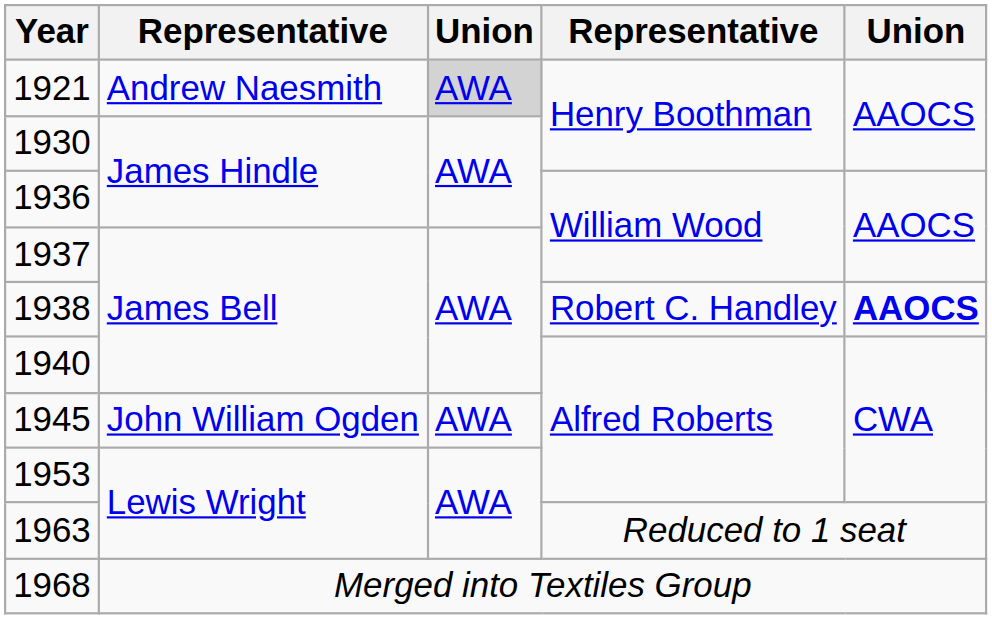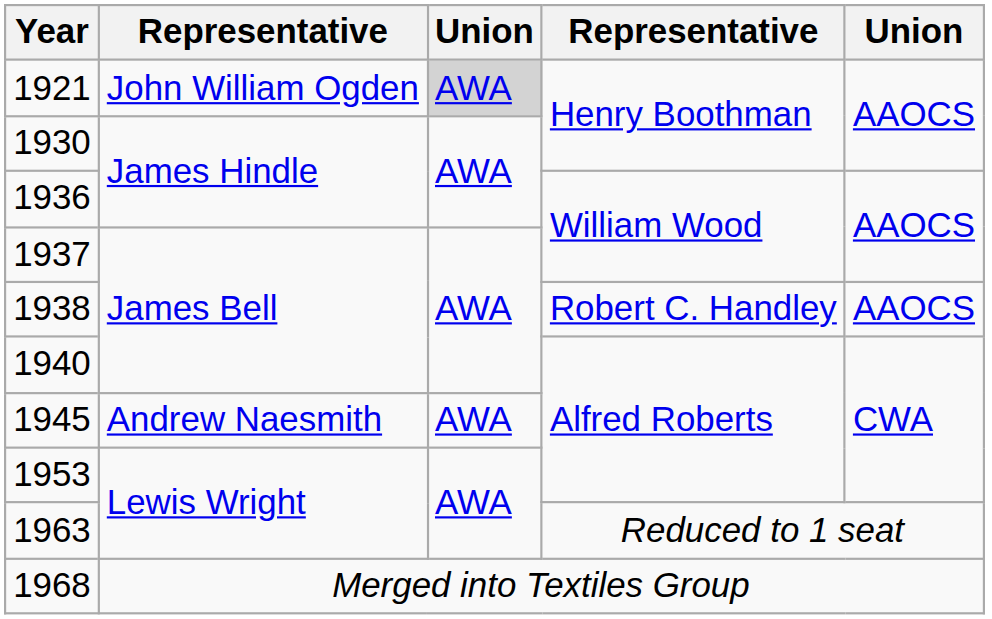(244, 87) Andrew Naesmith -> (263, 87) John William Ogden
(916, 308) bold -> (914, 308) normal
(263, 419) John William Ogden -> (244, 419) Andrew Naesmith
